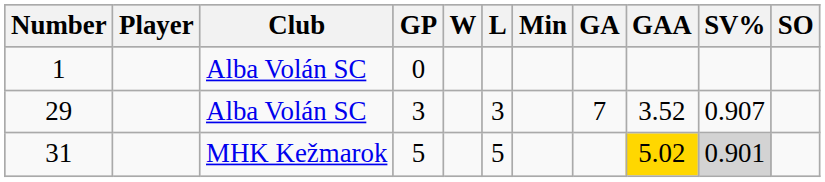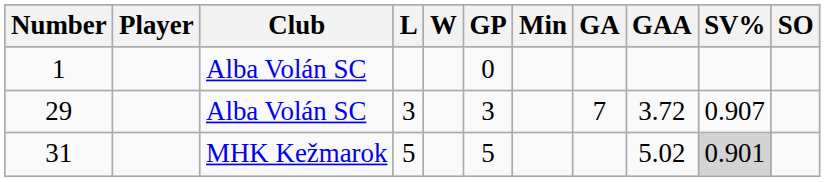columns swapped: (418, 25) <-> (498, 25)
(662, 111) 3.52 -> (662, 111) 3.72
(662, 153) gold background -> (662, 153) no background
